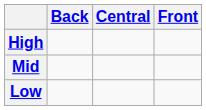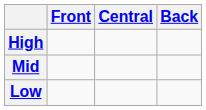columns swapped: (178, 17) <-> (70, 17)
